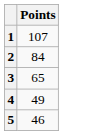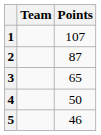+ column: (36, 15)
(38, 57) 84 -> (75, 57) 87
(38, 99) 49 -> (75, 99) 50
